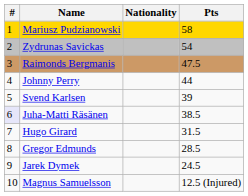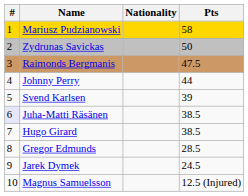(187, 47) 54 -> (187, 47) 50
(191, 132) 31.5 -> (191, 132) 38.5
